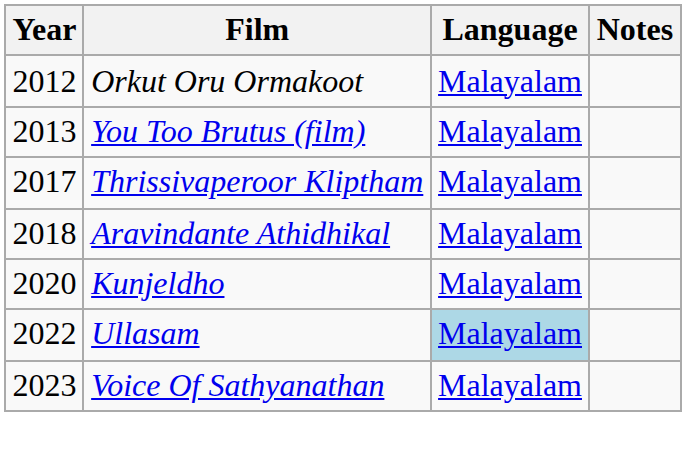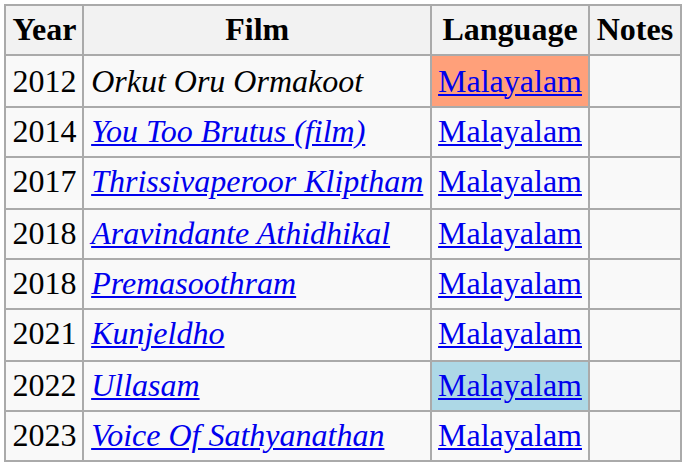(510, 80) no background -> (510, 80) lightsalmon background
(44, 131) 2013 -> (44, 131) 2014
+ row: (194, 283)
(44, 283) 2020 -> (44, 334) 2021
